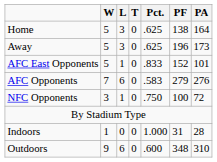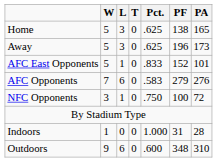(201, 30) 164 -> (201, 30) 165
